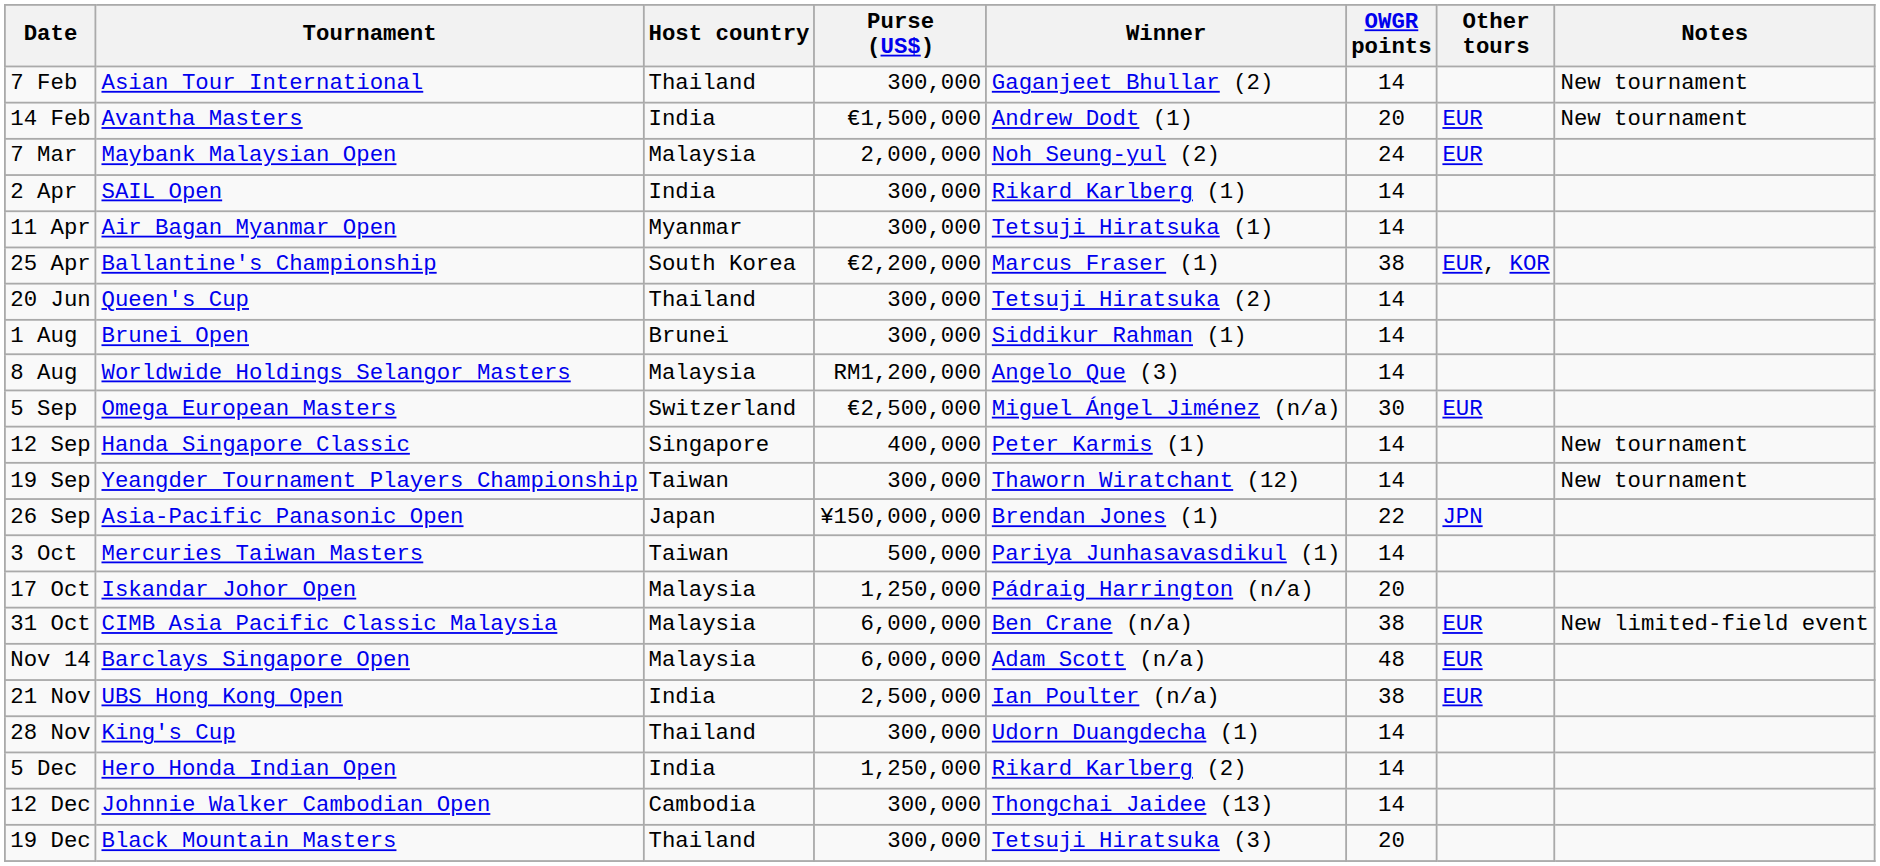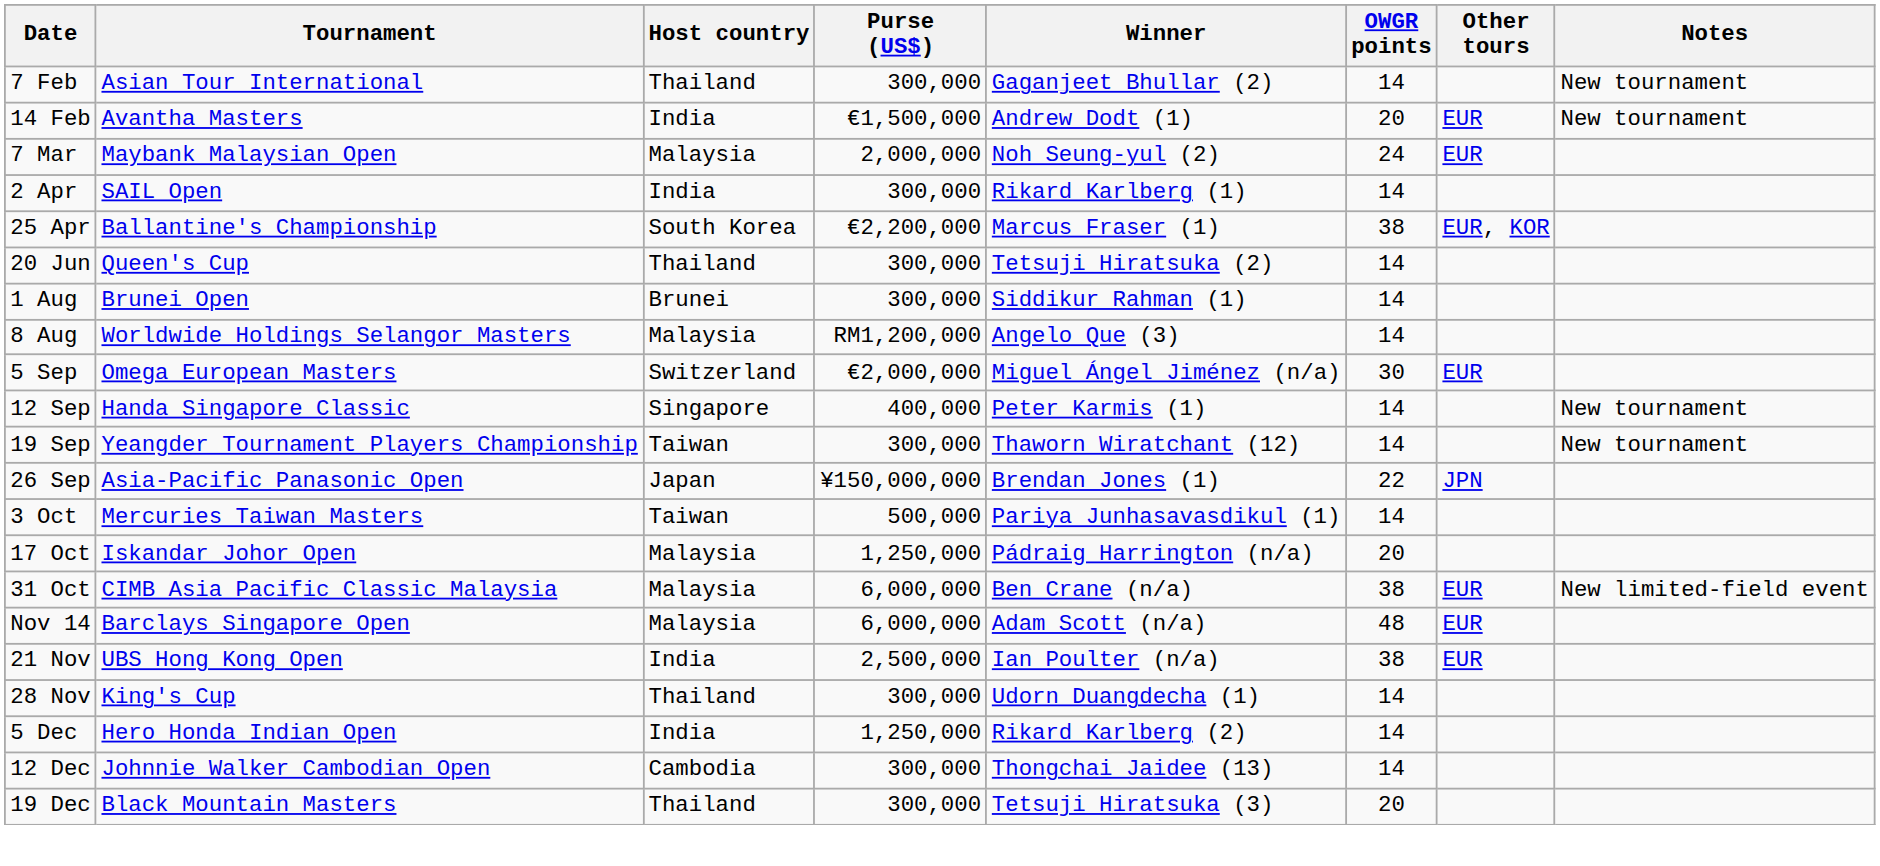- row: (51, 229)
(914, 410) €2,500,000 -> (914, 373) €2,000,000
